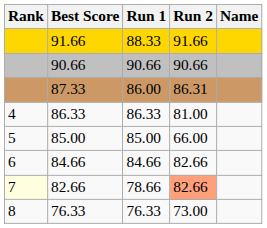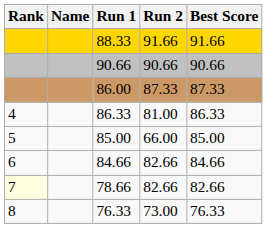columns swapped: (239, 16) <-> (85, 16)
(191, 89) 86.31 -> (160, 89) 87.33
(191, 187) lightsalmon background -> (160, 187) no background
